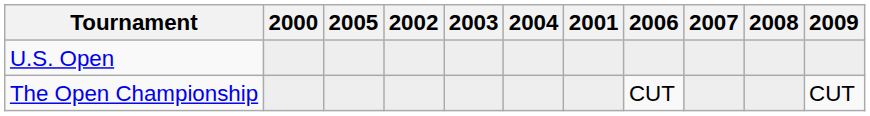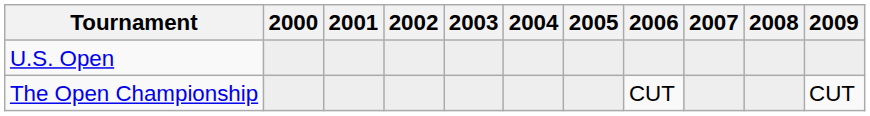columns swapped: (594, 23) <-> (353, 23)
